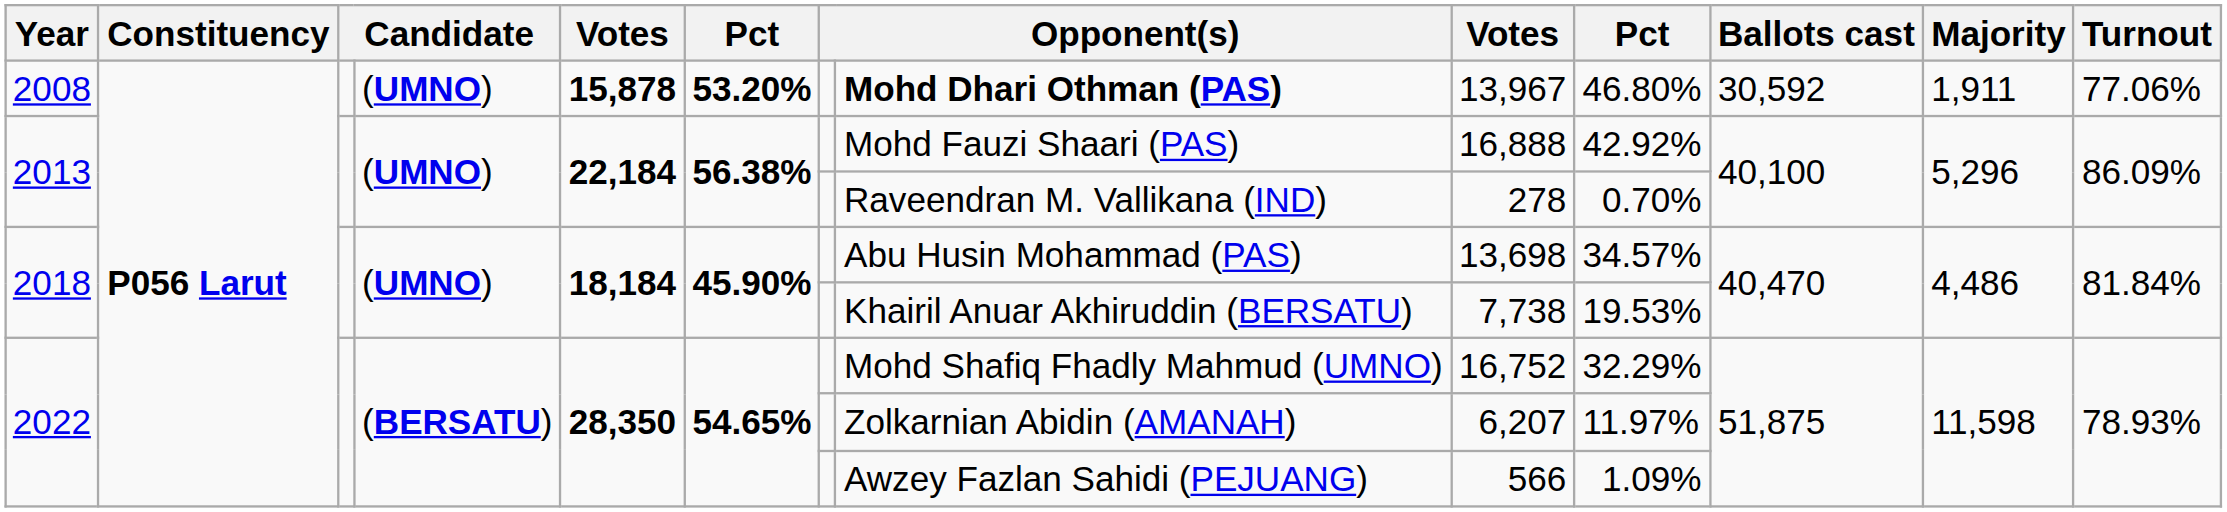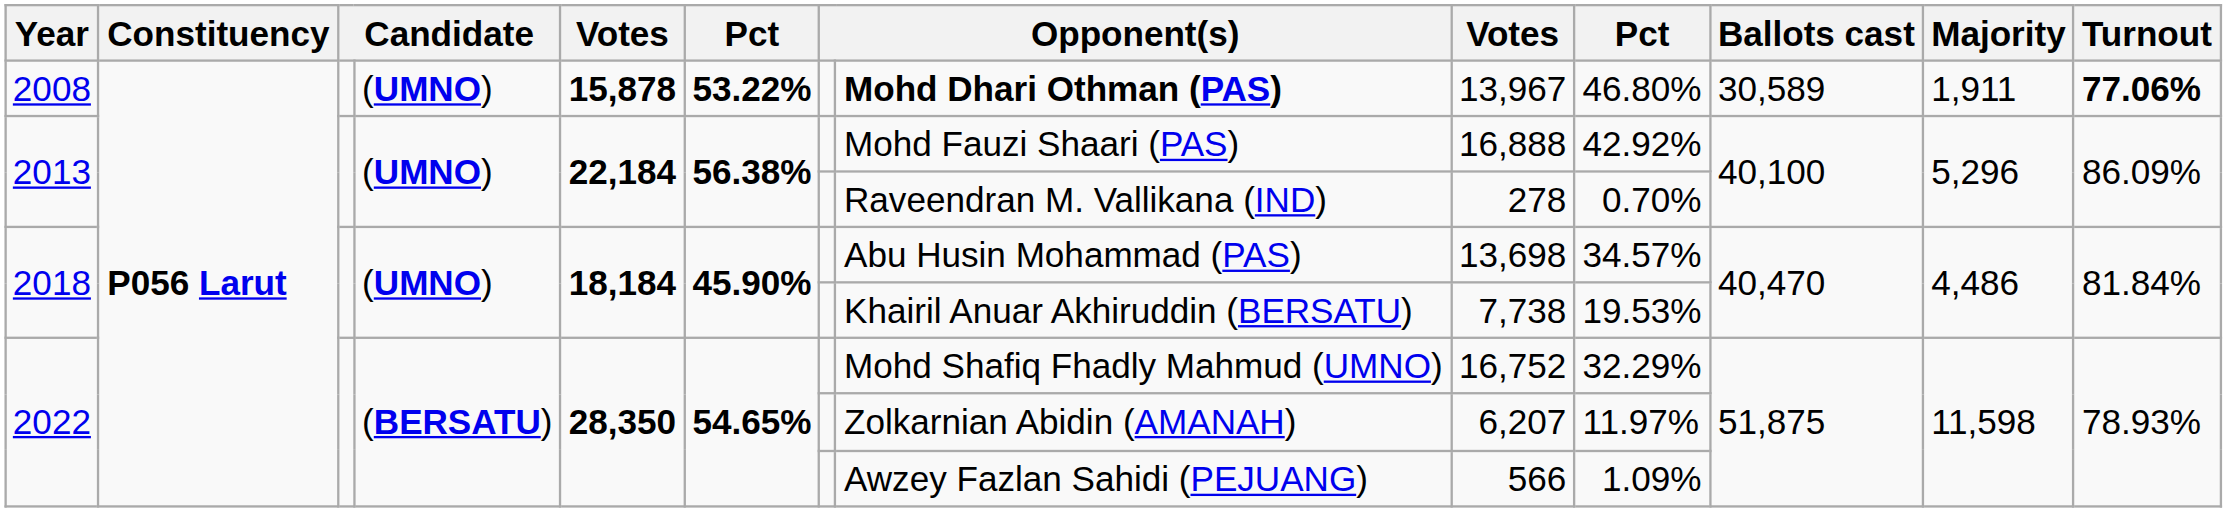(752, 89) 53.20% -> (752, 89) 53.22%
(1772, 89) 30,592 -> (1772, 89) 30,589
(2142, 89) normal -> (2142, 89) bold
